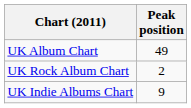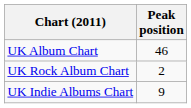(161, 50) 49 -> (161, 50) 46
